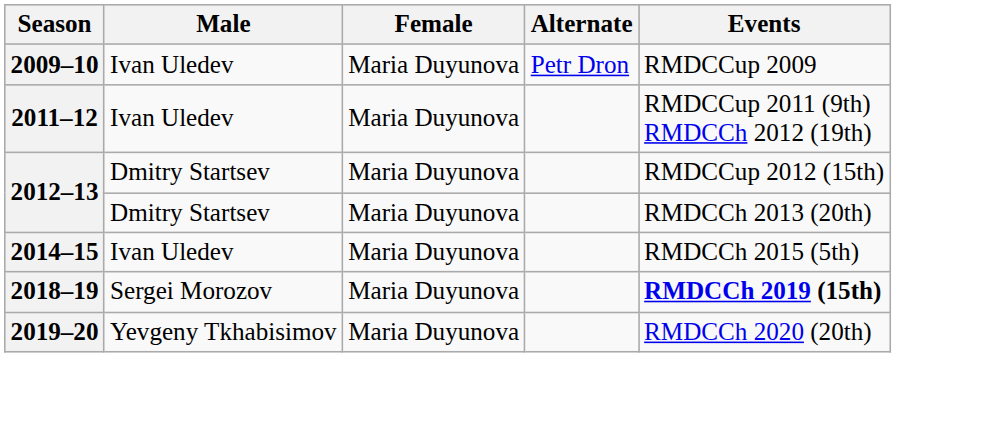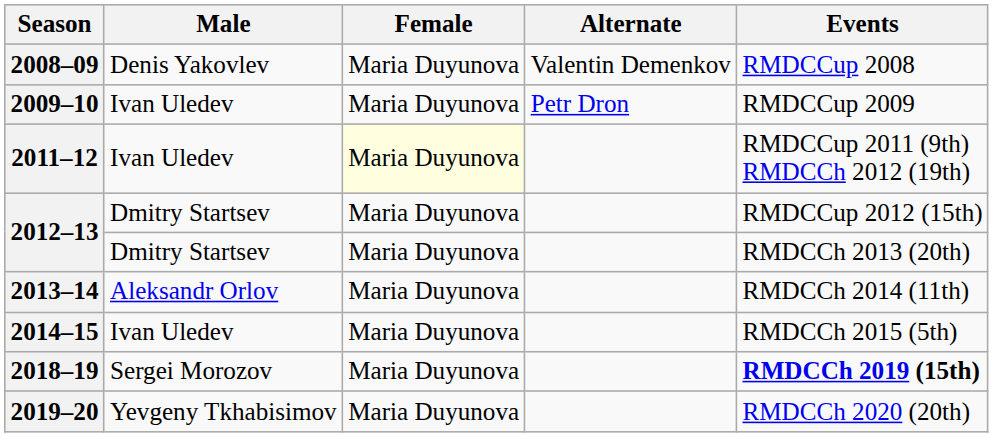+ row: (55, 64)
(434, 118) no background -> (434, 158) lightyellow background
+ row: (55, 291)
